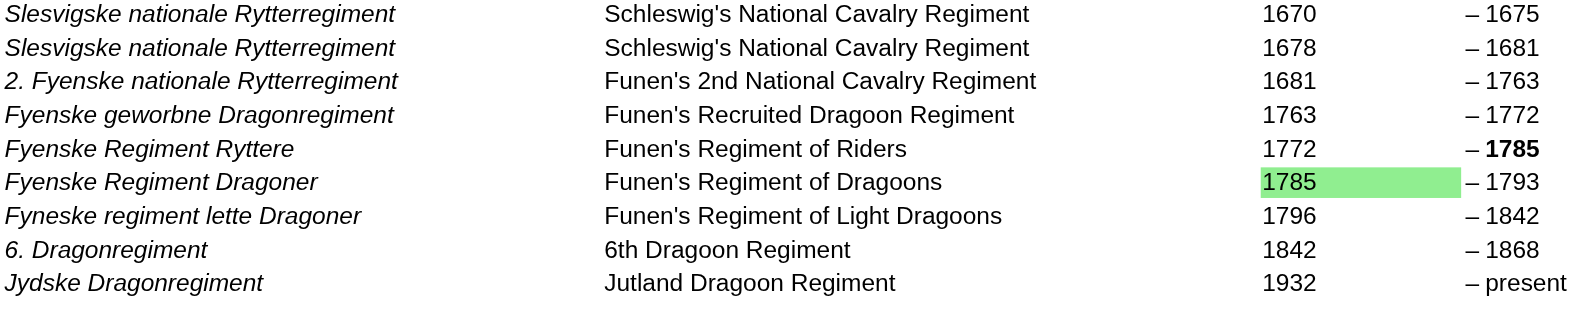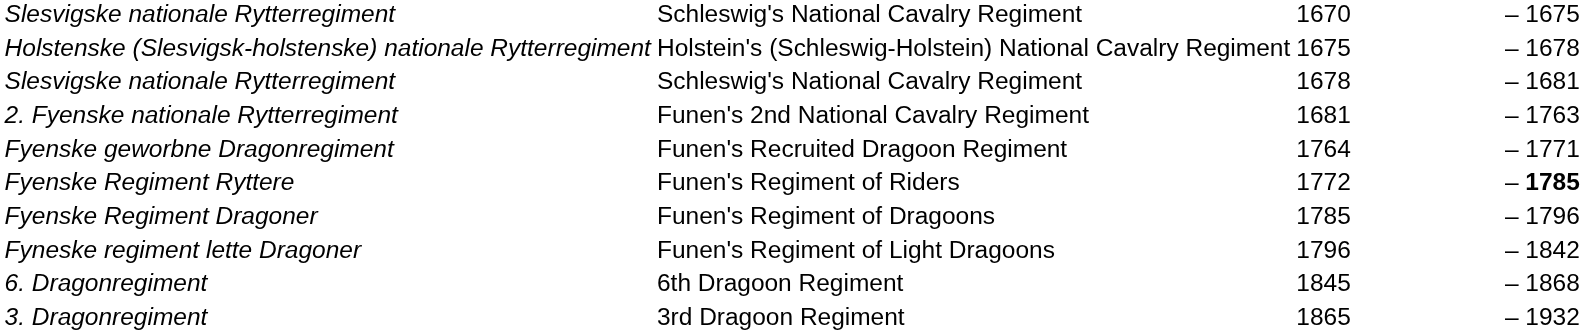+ row: (328, 47)
(1289, 115) 1763 -> (1324, 148) 1764
(1512, 115) 1772 -> (1553, 148) 1771
(1289, 182) lightgreen background -> (1324, 216) no background
(1512, 182) 1793 -> (1553, 216) 1796
(1289, 249) 1842 -> (1324, 283) 1845
+ row: (106, 317)
- row: (134, 283)
